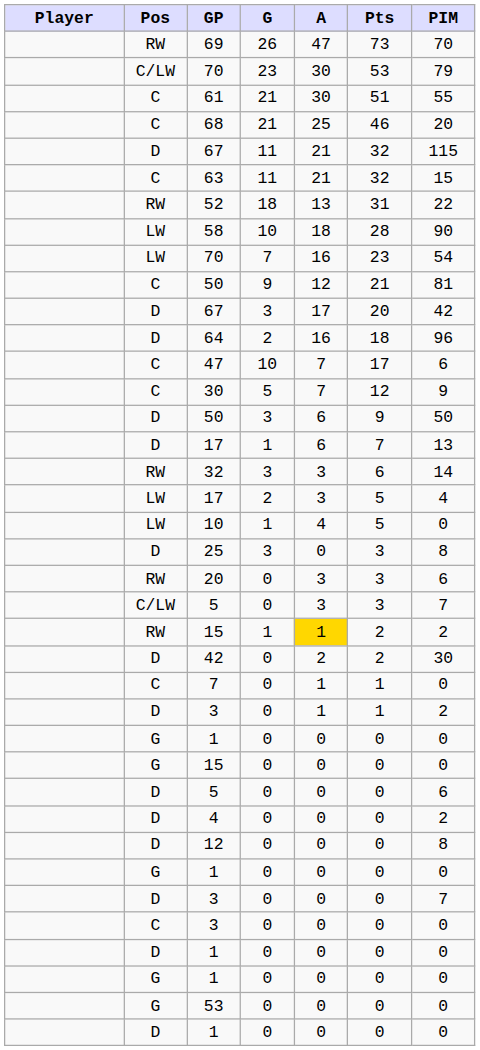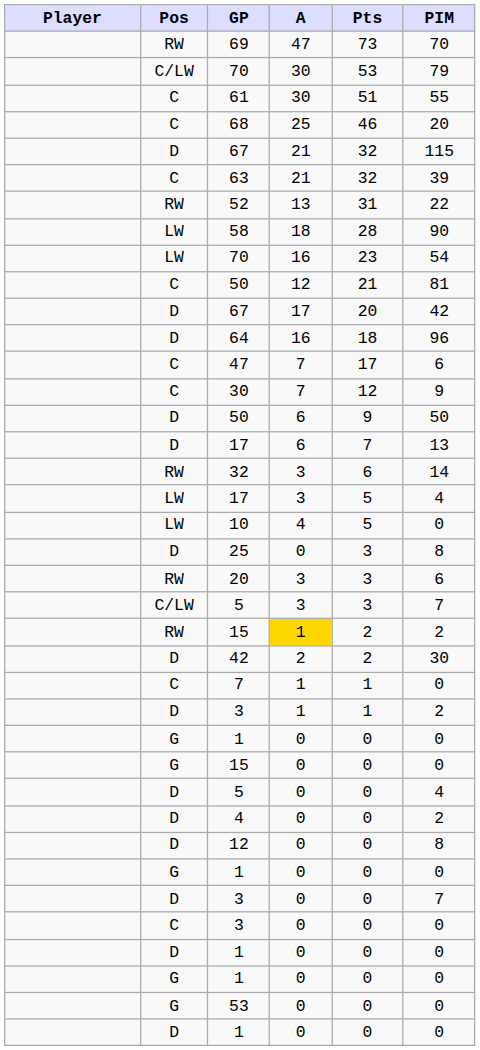- column: (267, 18)
(443, 178) 15 -> (439, 178) 39
(443, 792) 6 -> (439, 792) 4
